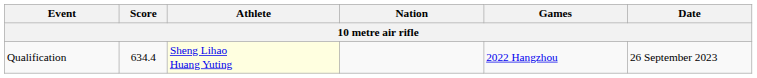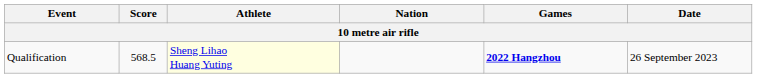(143, 57) 634.4 -> (143, 57) 568.5
(522, 57) normal -> (523, 57) bold
